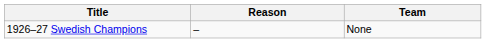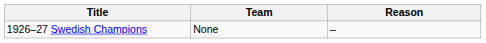columns swapped: (412, 12) <-> (267, 12)
